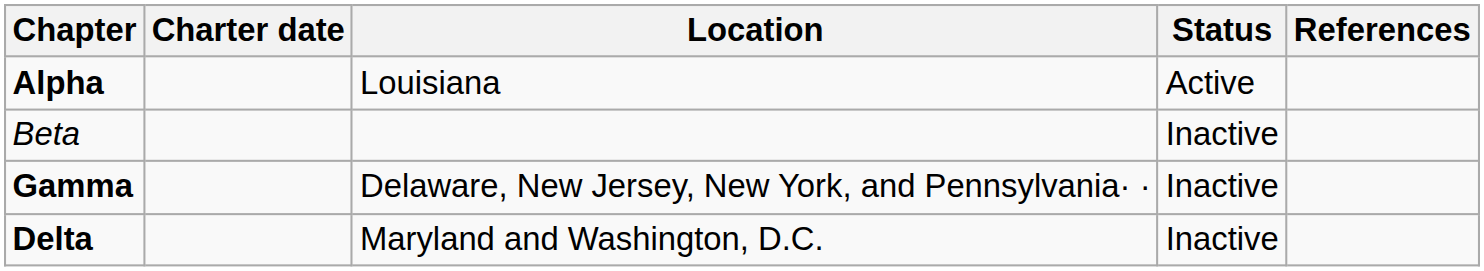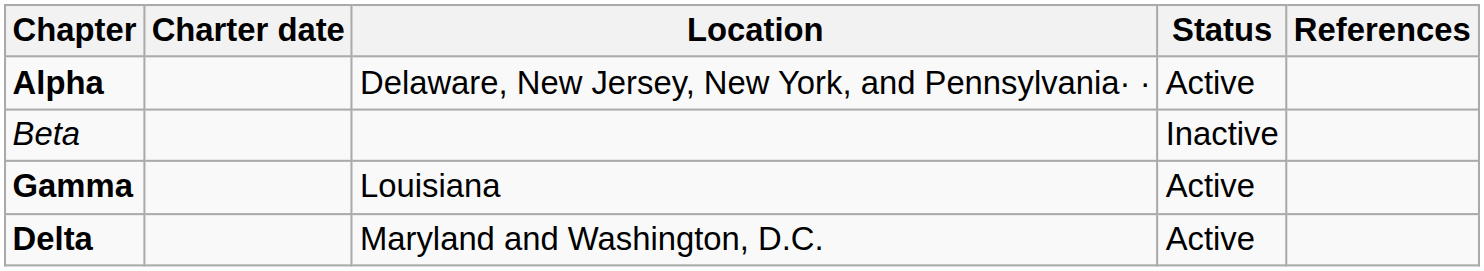(430, 82) Louisiana -> (755, 82) Delaware, New Jersey, New York, and Pennsylvania· ·
(755, 186) Delaware, New Jersey, New York, and Pennsylvania· · -> (430, 186) Louisiana
(1222, 186) Inactive -> (1210, 186) Active
(1222, 238) Inactive -> (1210, 238) Active
